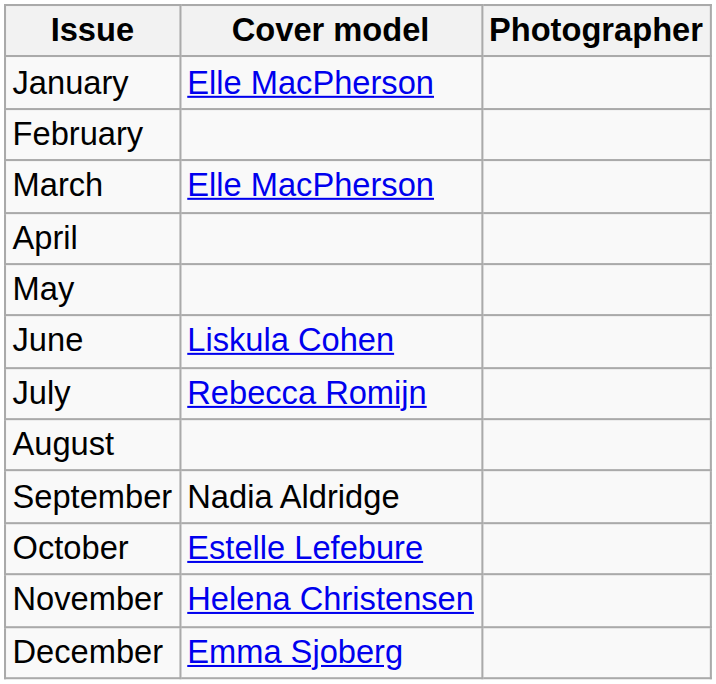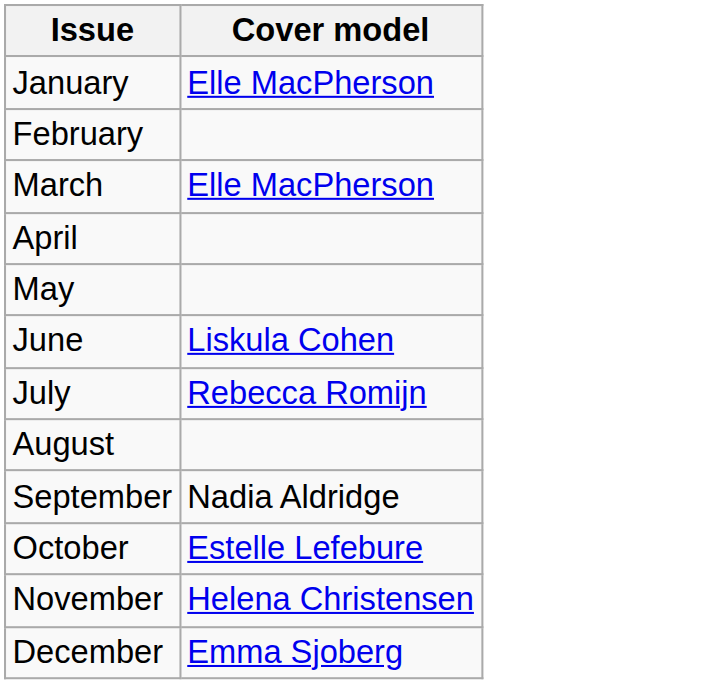- column: (596, 30)
